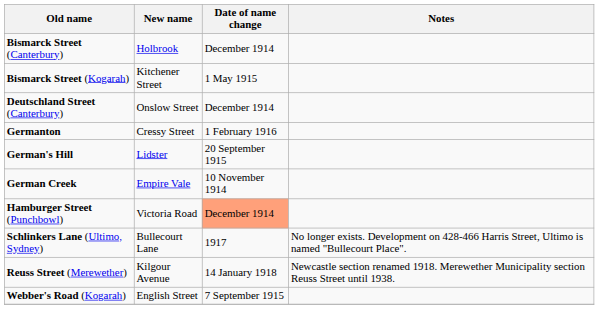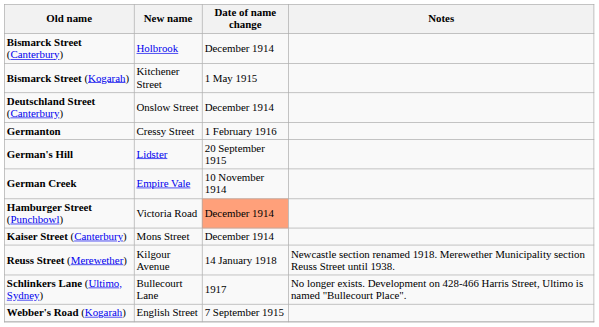+ row: (67, 236)
rows swapped: (67, 272) <-> (64, 242)
